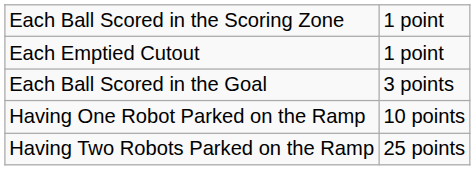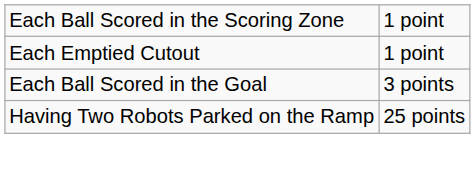- row: (187, 116)
